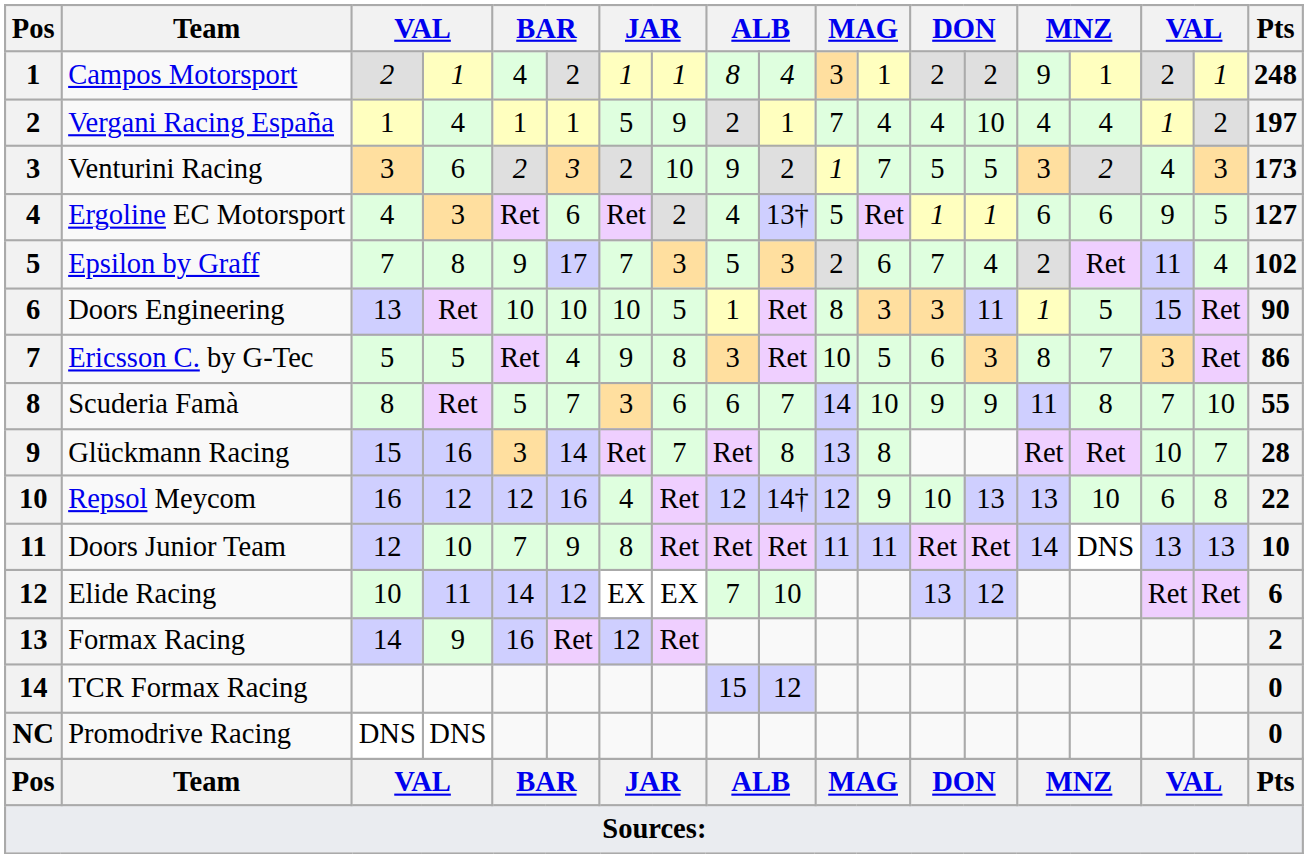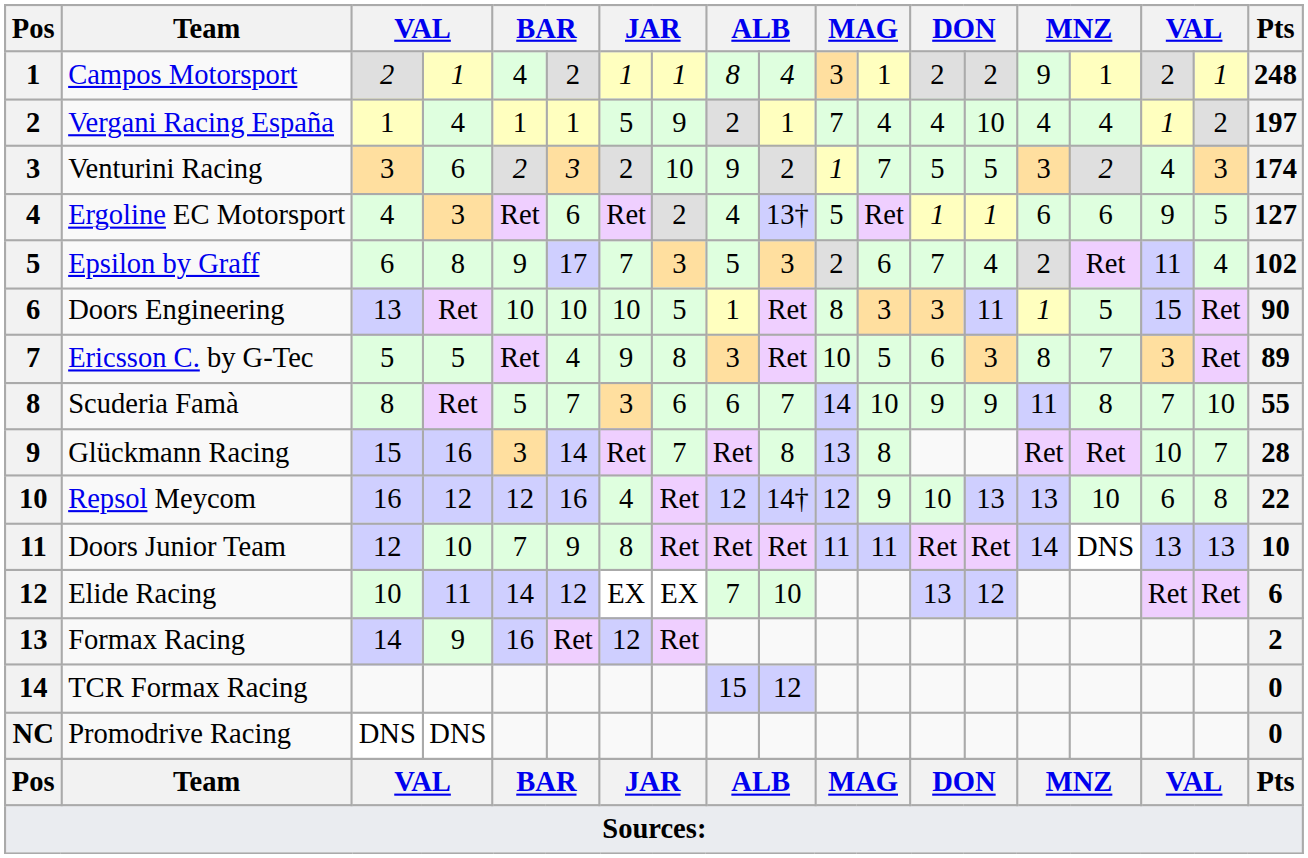(1276, 169) 173 -> (1276, 169) 174
(387, 263) 7 -> (387, 263) 6
(1275, 357) 86 -> (1275, 357) 89
